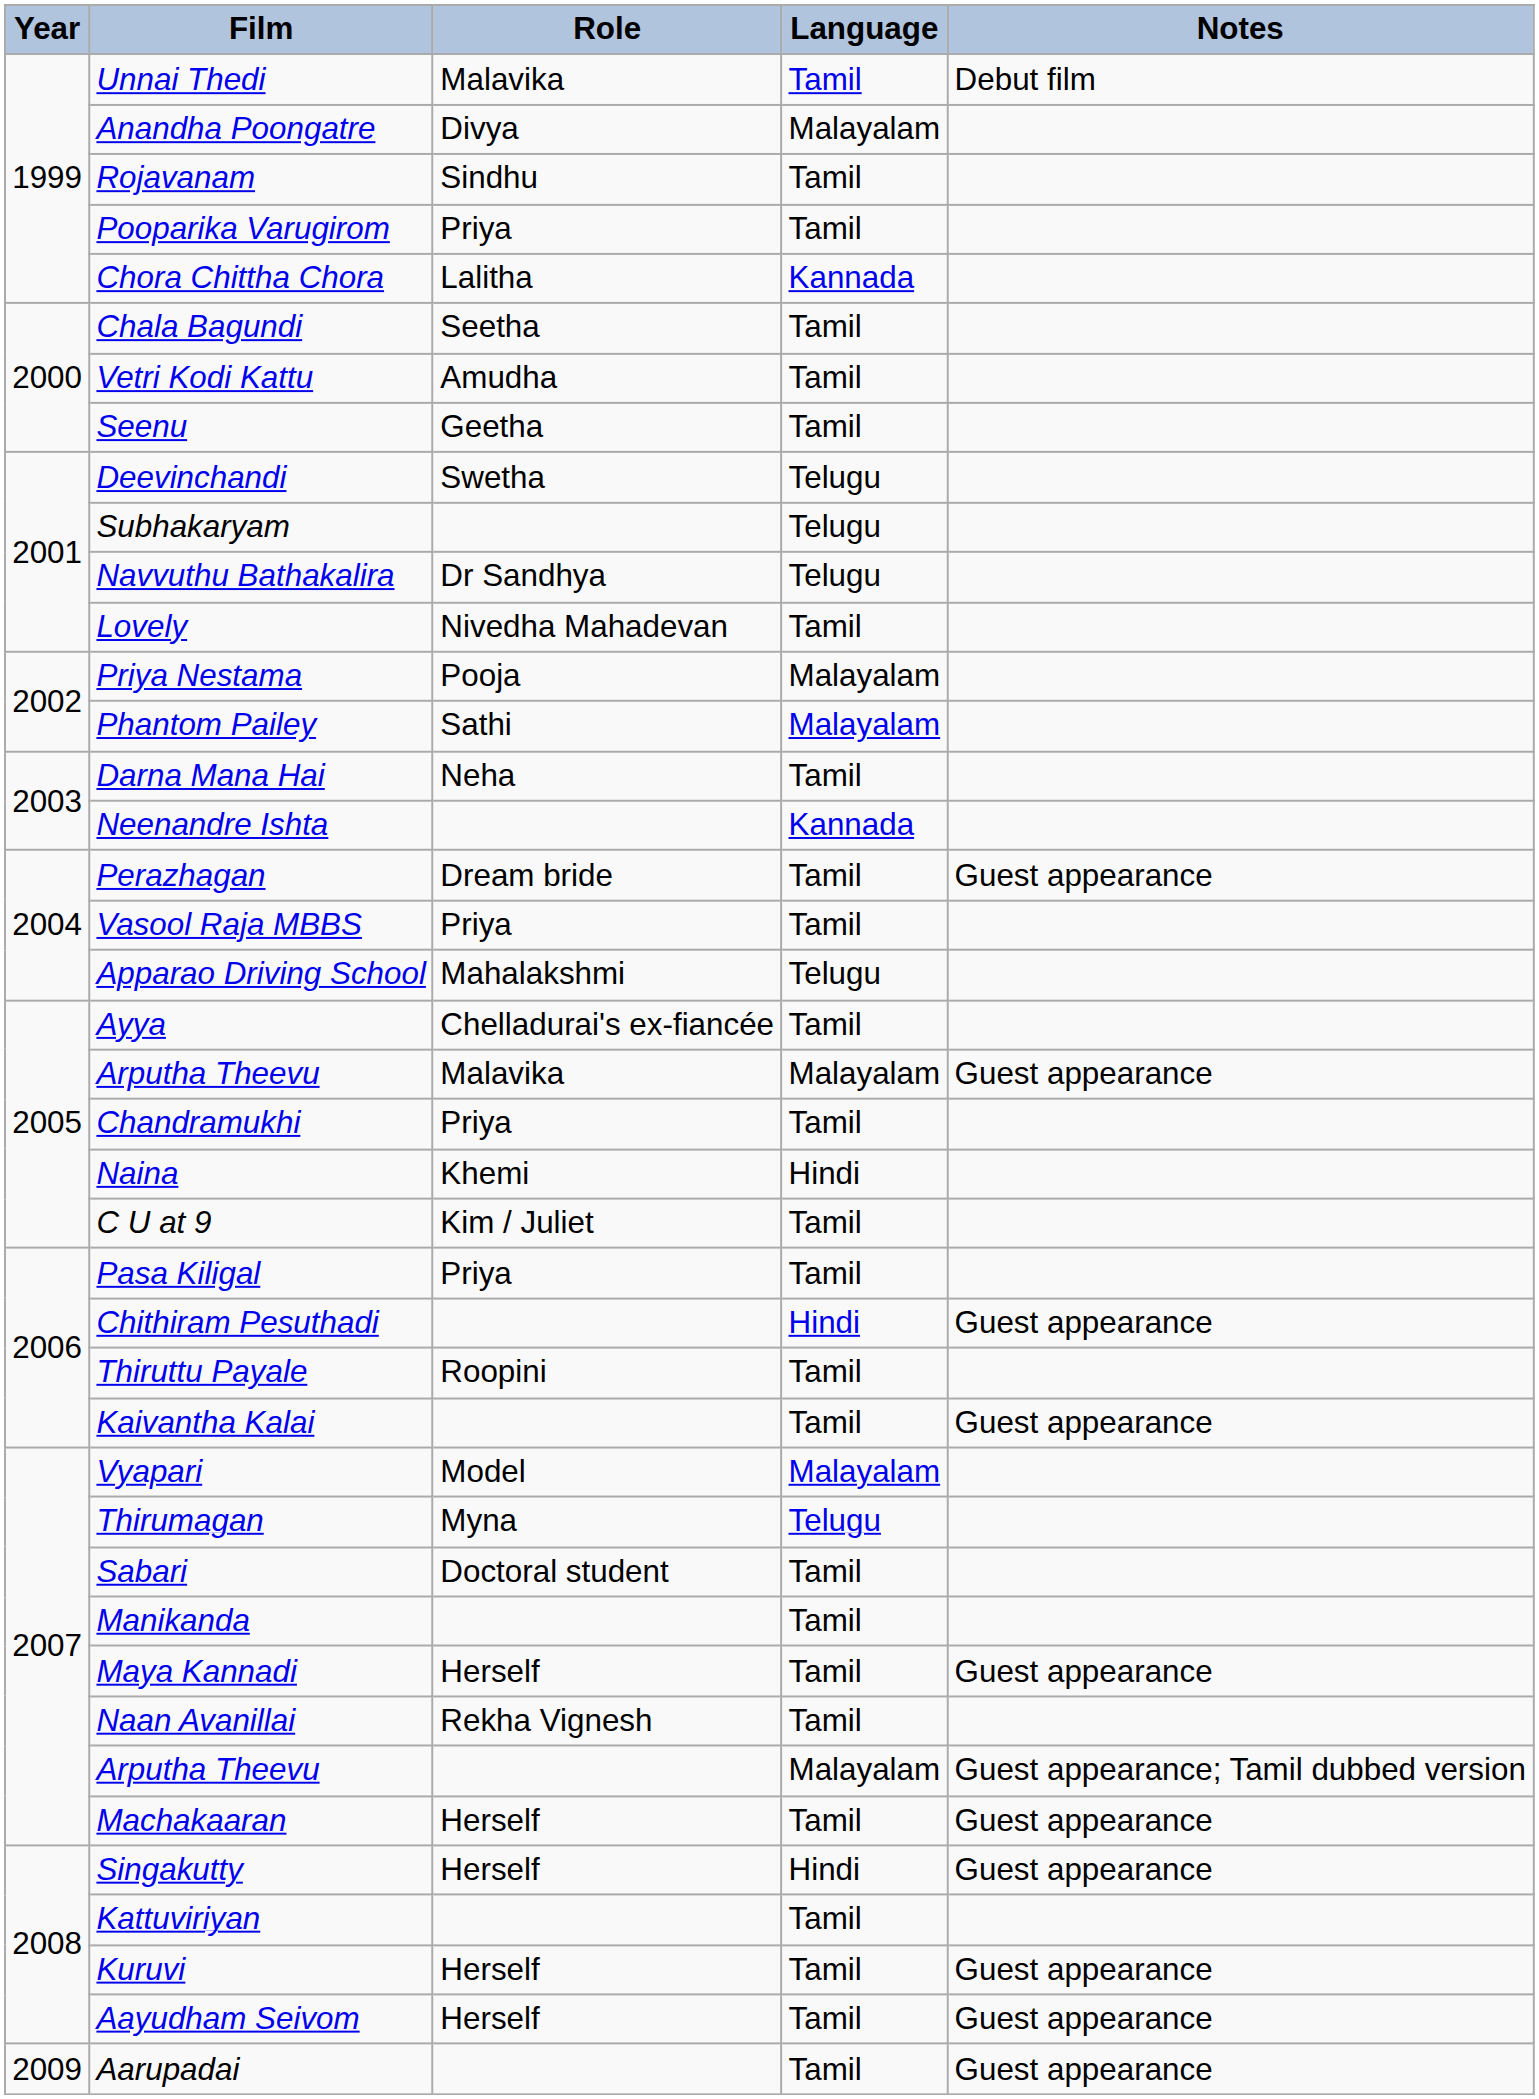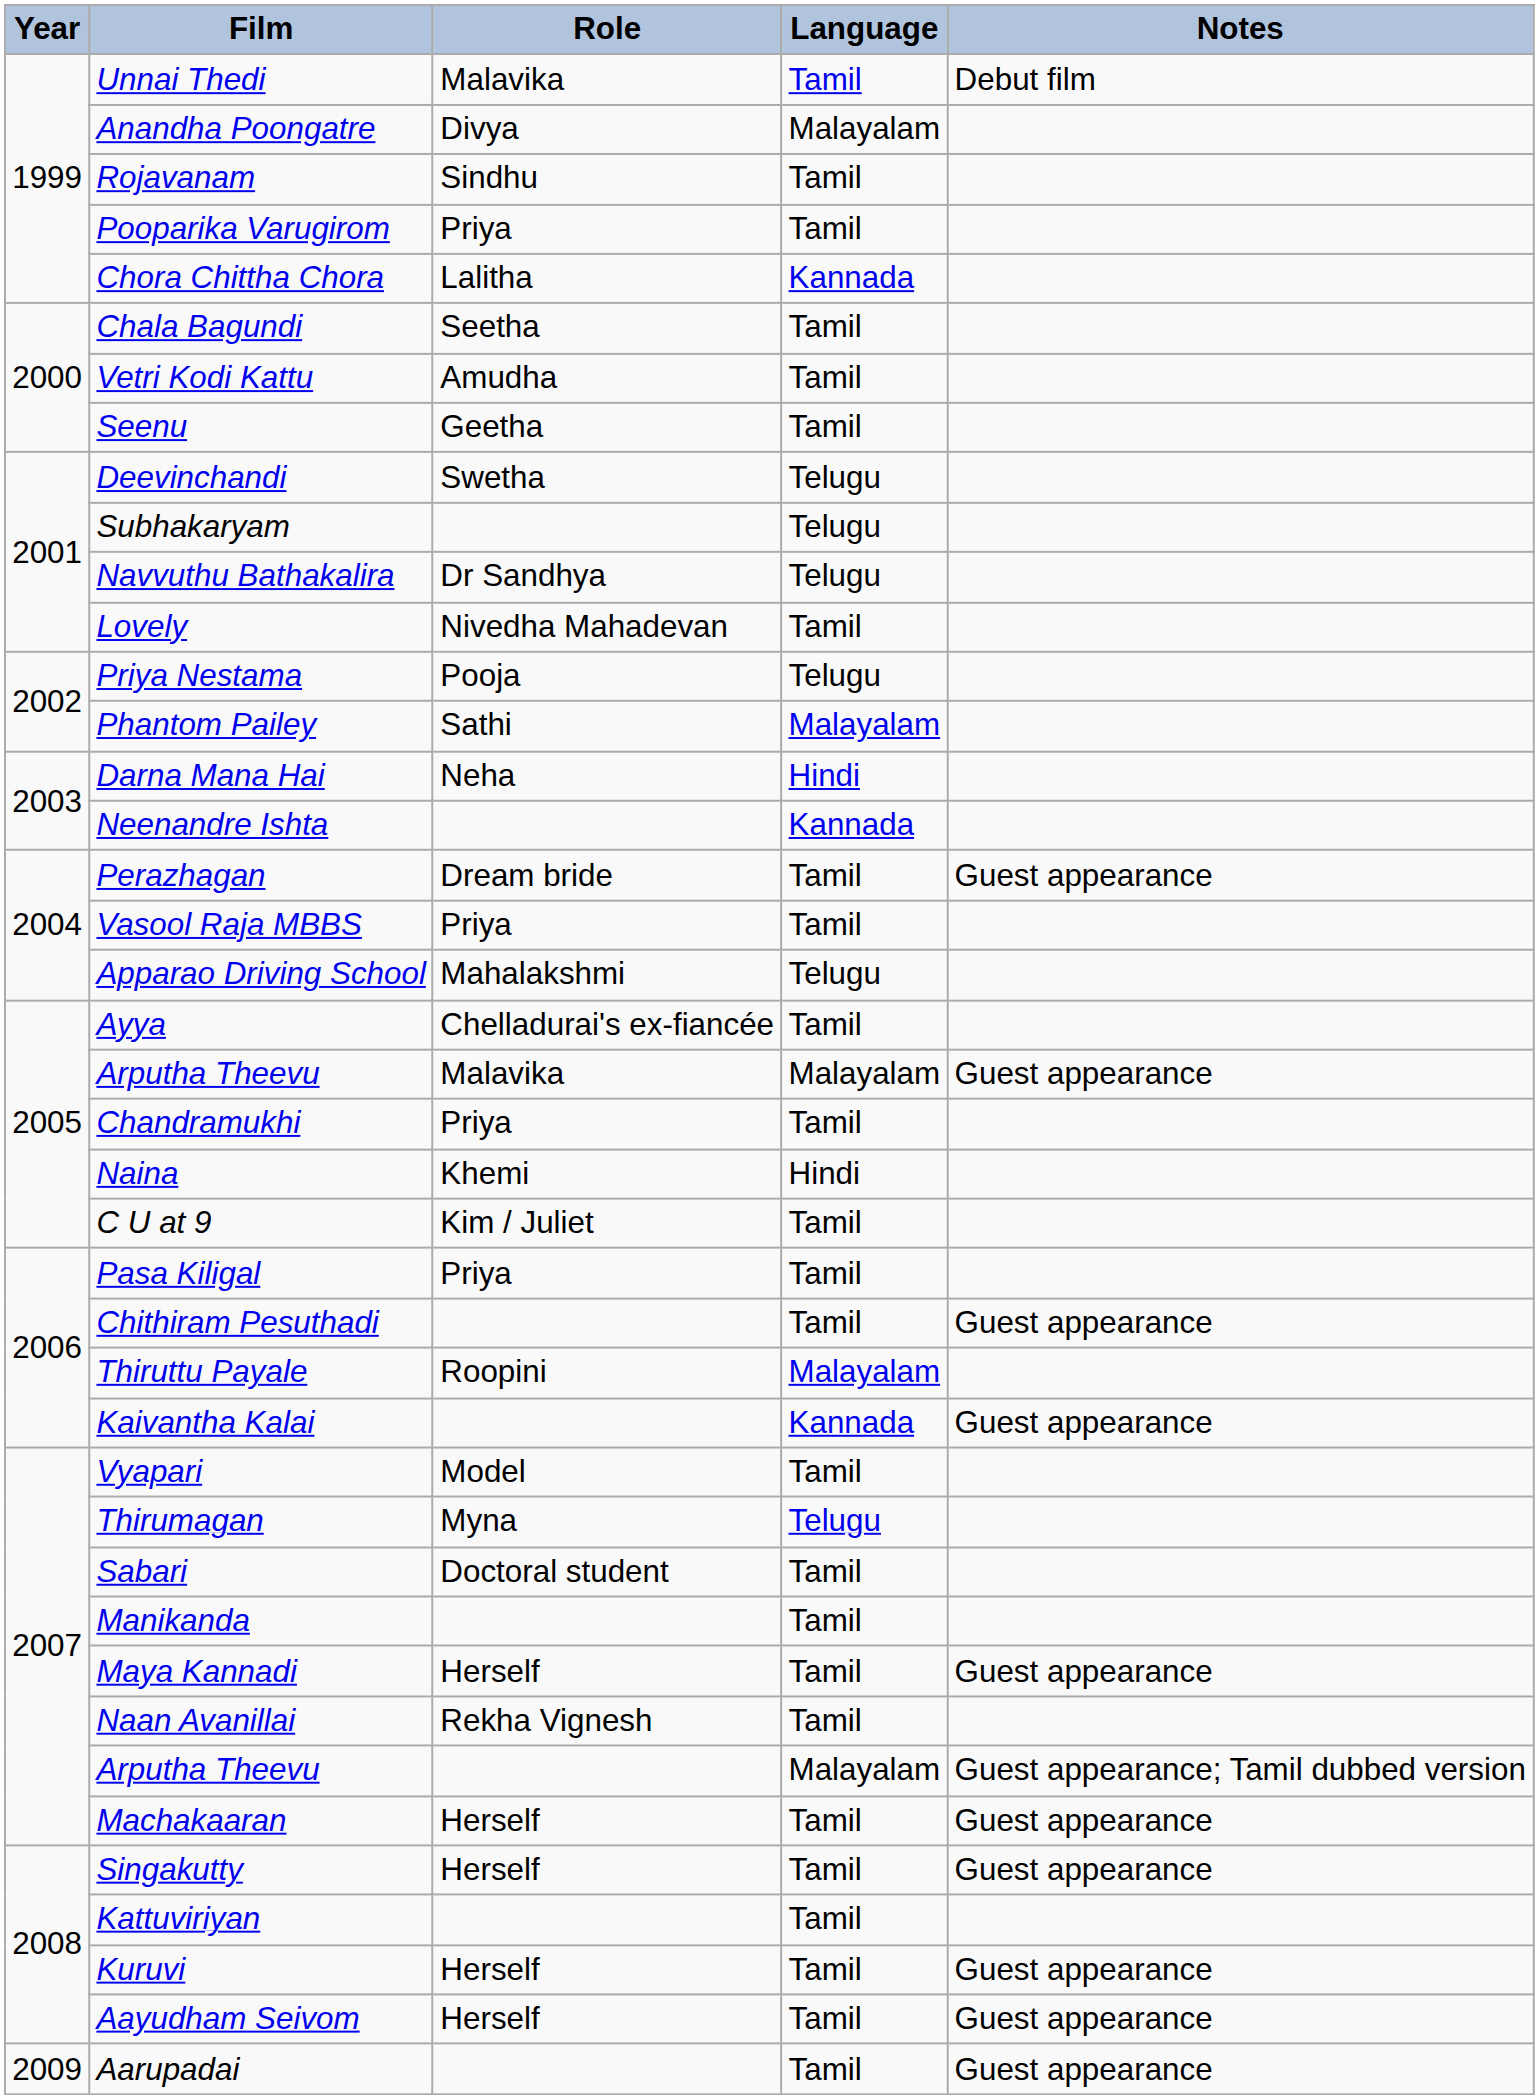(864, 675) Malayalam -> (835, 675) Telugu
(825, 775) Tamil -> (824, 775) Hindi
(824, 1322) Hindi -> (825, 1322) Tamil
(825, 1372) Tamil -> (864, 1372) Malayalam
(825, 1421) Tamil -> (851, 1421) Kannada
(864, 1471) Malayalam -> (825, 1471) Tamil
(824, 1869) Hindi -> (825, 1869) Tamil
